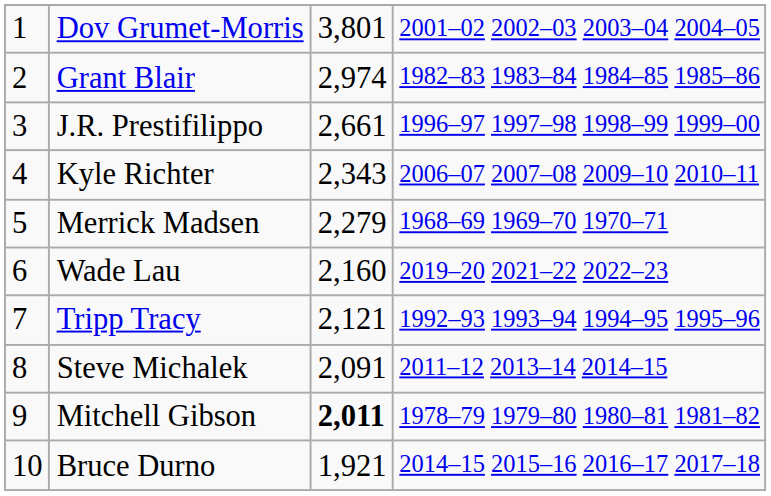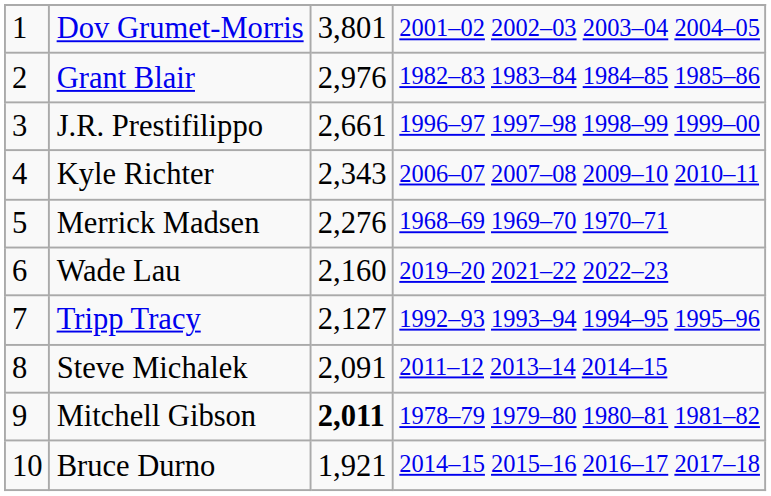(352, 77) 2,974 -> (352, 77) 2,976
(352, 222) 2,279 -> (352, 222) 2,276
(352, 319) 2,121 -> (352, 319) 2,127
